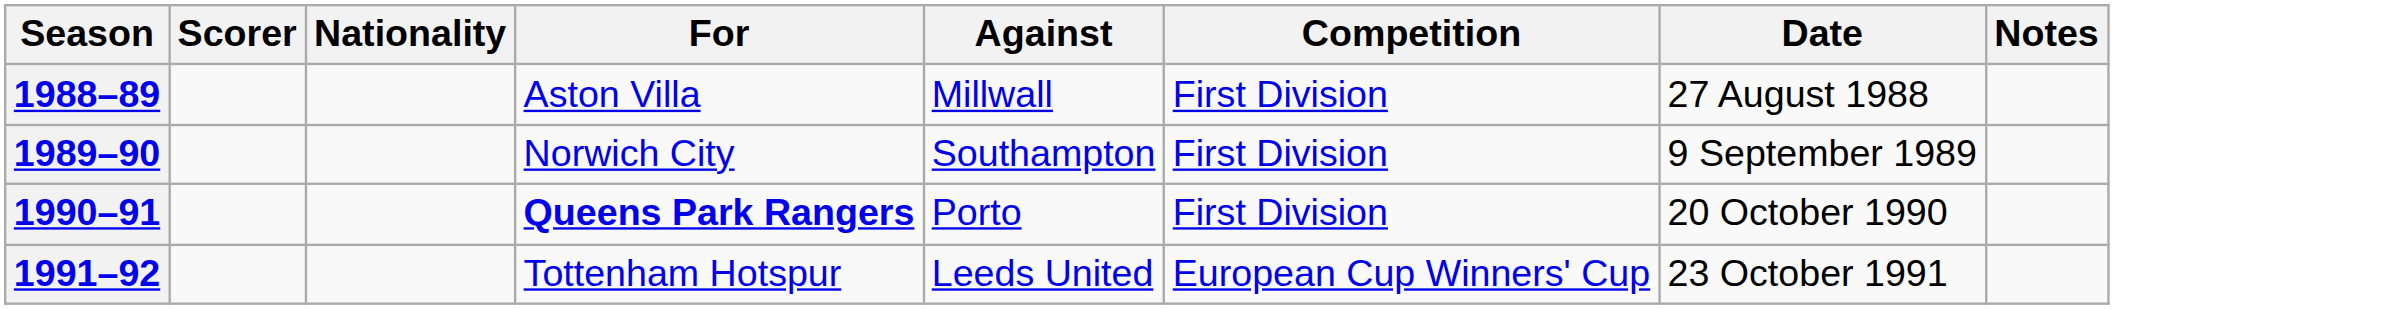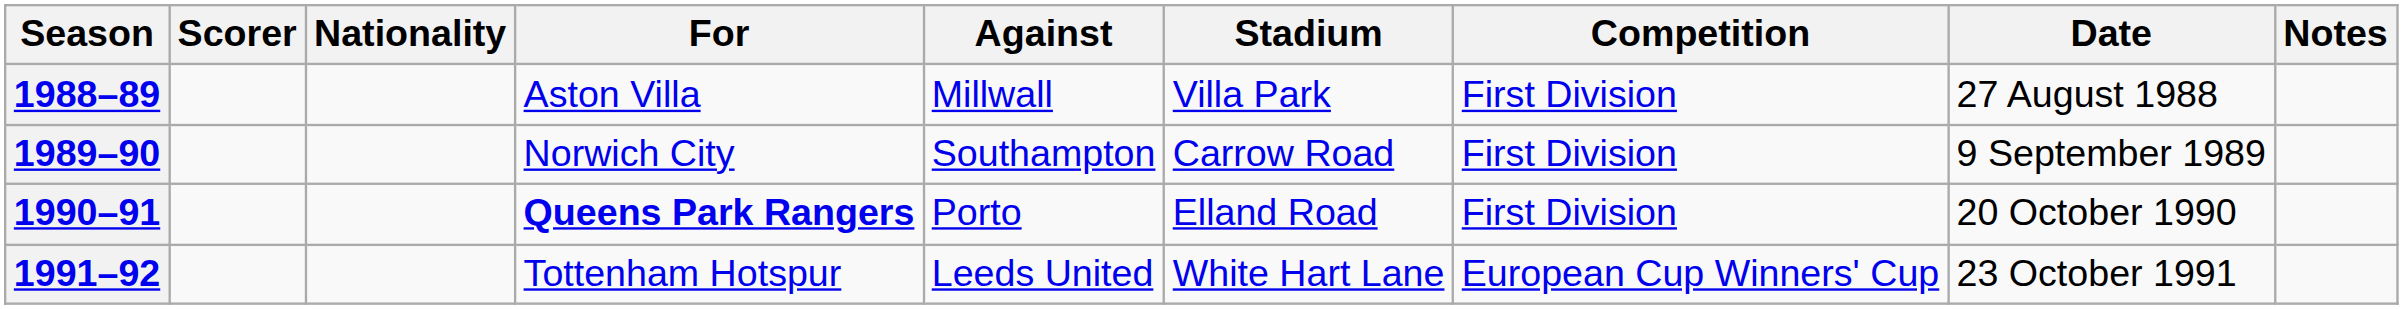+ column: (1309, 34)
